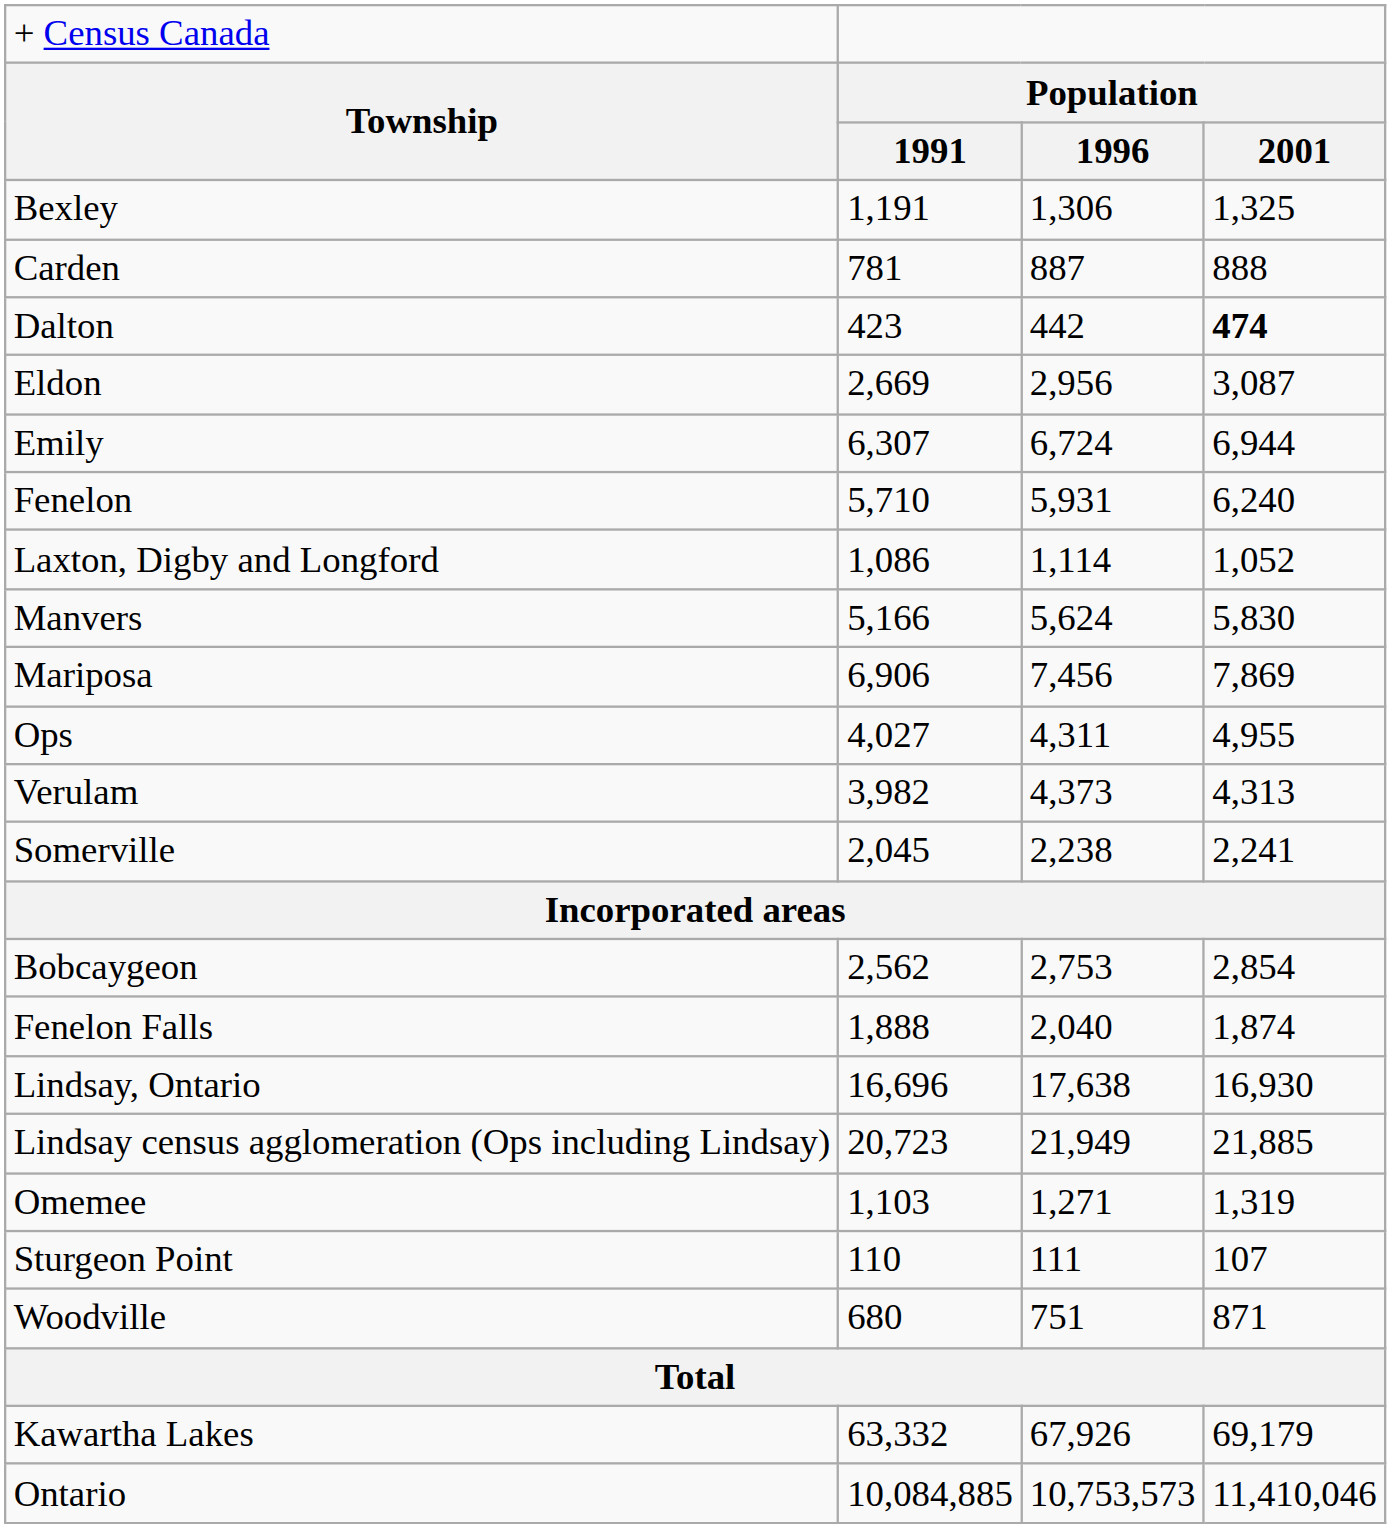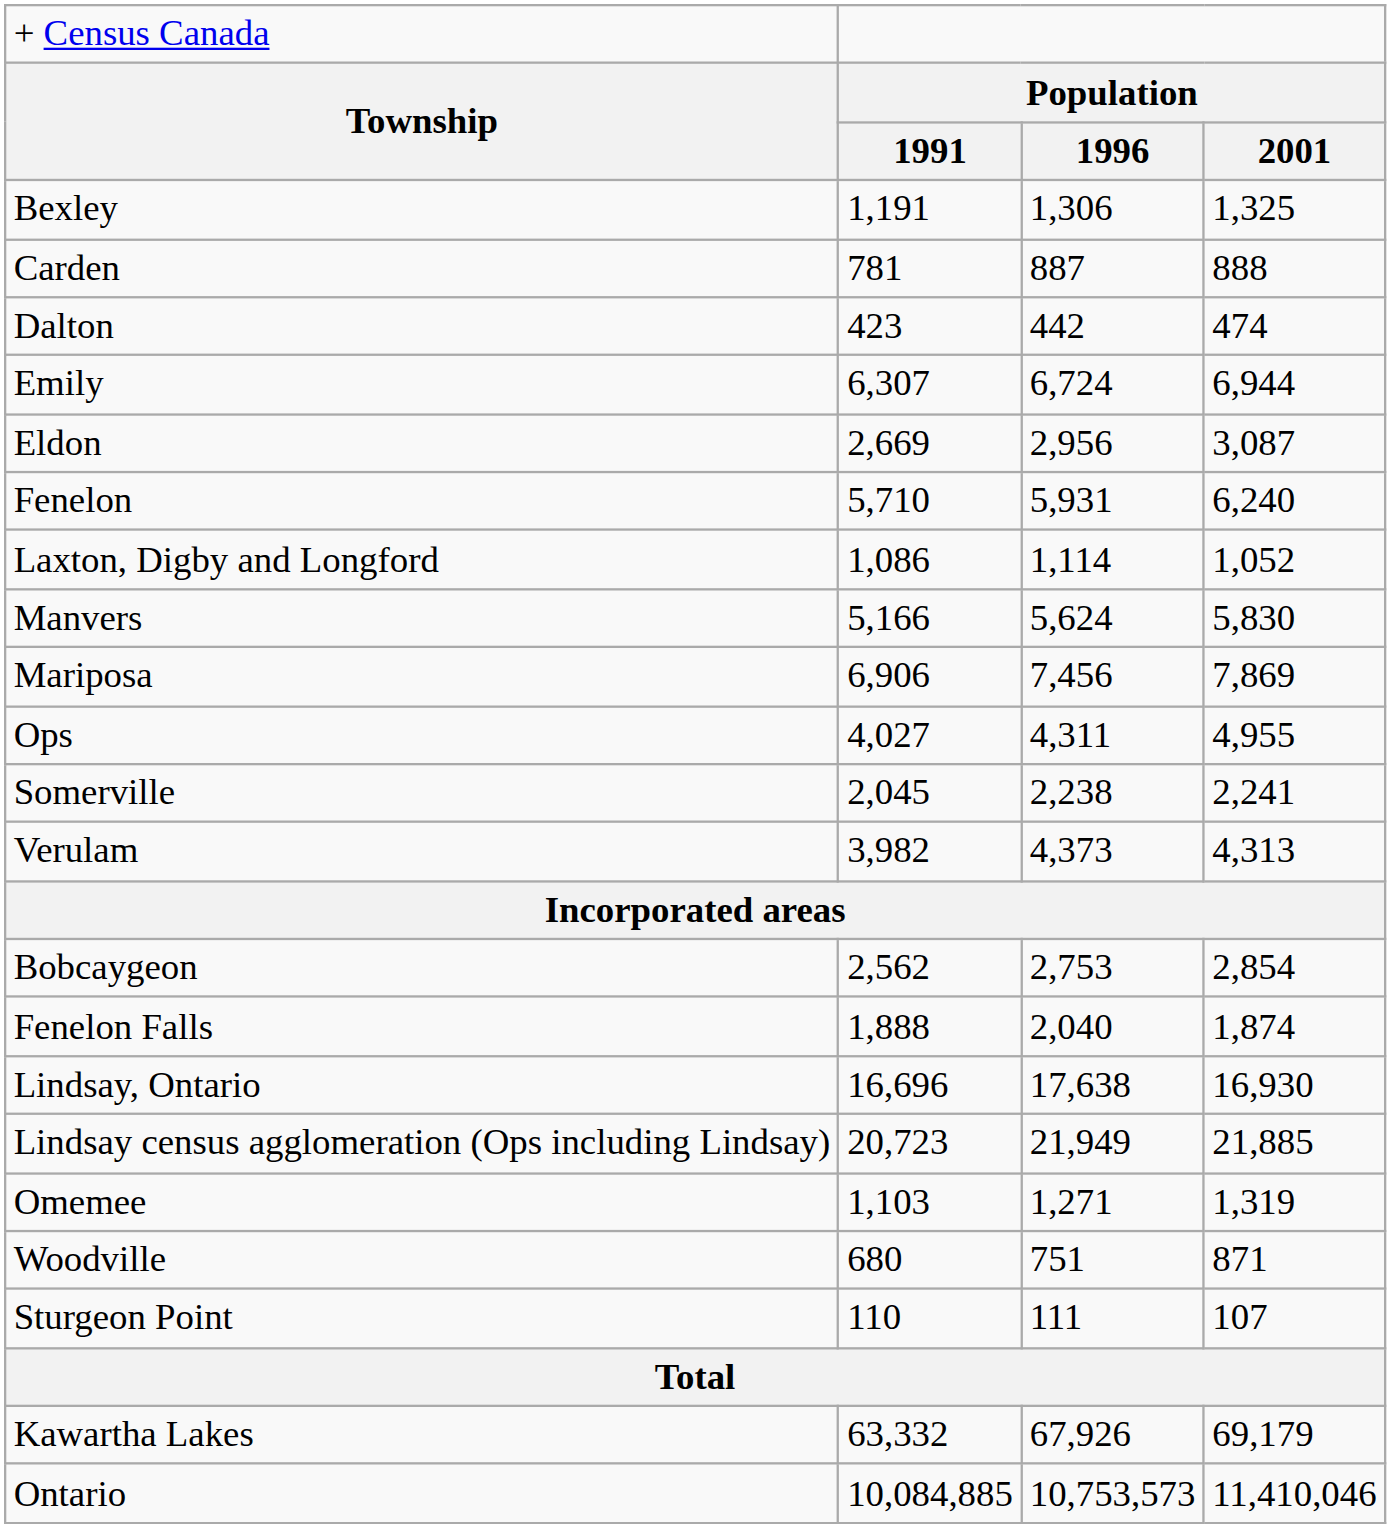(1240, 325) bold -> (1240, 325) normal
rows swapped: (58, 383) <-> (59, 442)
rows swapped: (94, 850) <-> (76, 792)
rows swapped: (123, 1259) <-> (90, 1317)
